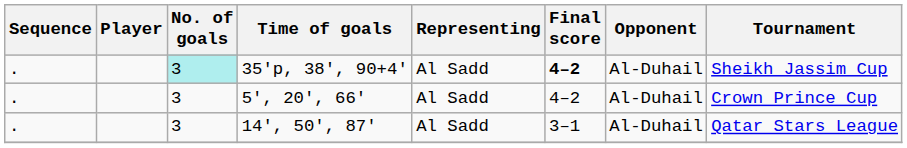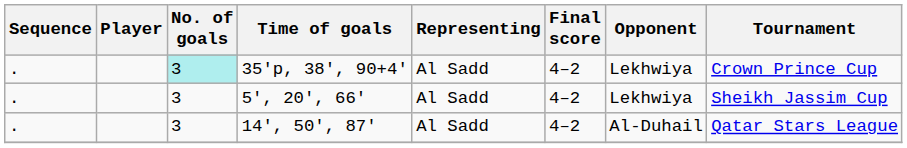(565, 69) bold -> (565, 69) normal
(656, 69) Al-Duhail -> (651, 69) Lekhwiya
(799, 69) Sheikh Jassim Cup -> (794, 69) Crown Prince Cup
(656, 98) Al-Duhail -> (651, 98) Lekhwiya
(794, 98) Crown Prince Cup -> (799, 98) Sheikh Jassim Cup
(565, 127) 3–1 -> (565, 127) 4–2
